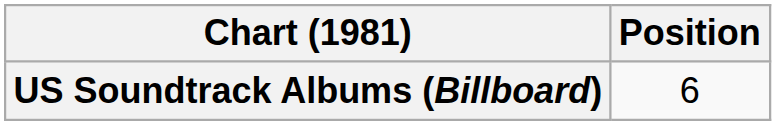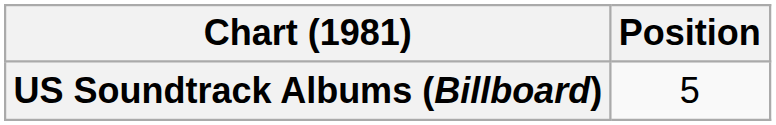(690, 90) 6 -> (690, 90) 5
